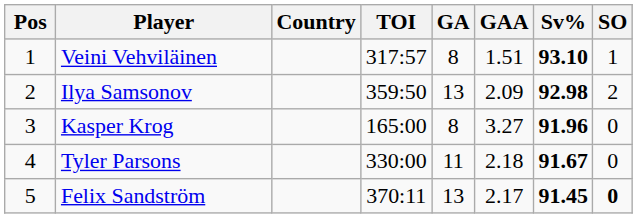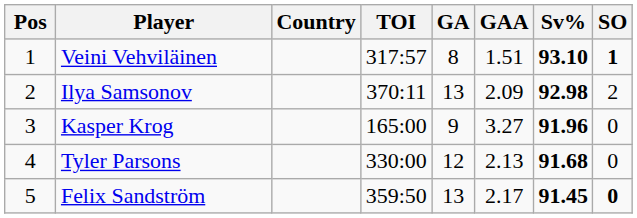(613, 56) normal -> (613, 56) bold
(396, 91) 359:50 -> (396, 91) 370:11
(453, 126) 8 -> (453, 126) 9
(453, 160) 11 -> (453, 160) 12
(504, 160) 2.18 -> (504, 160) 2.13
(563, 160) 91.67 -> (563, 160) 91.68
(396, 195) 370:11 -> (396, 195) 359:50
